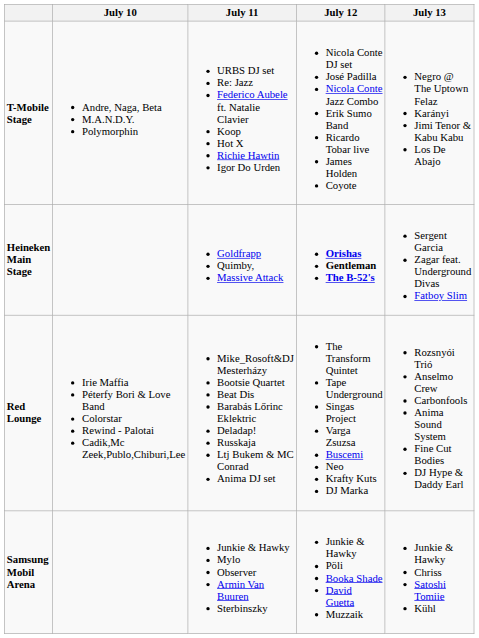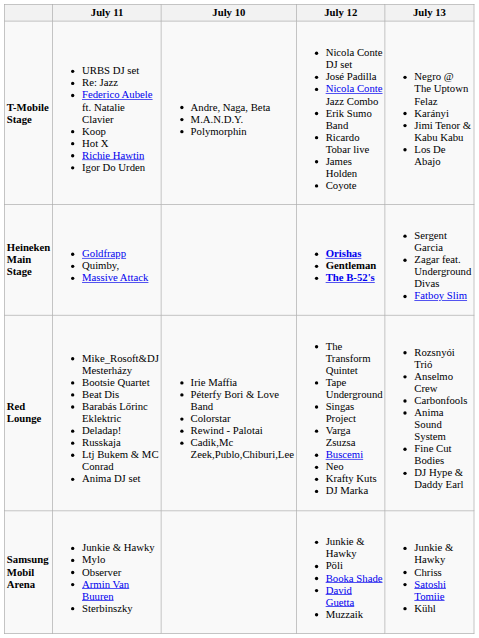columns swapped: (120, 13) <-> (242, 13)
